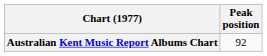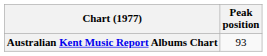(241, 42) 92 -> (241, 42) 93
